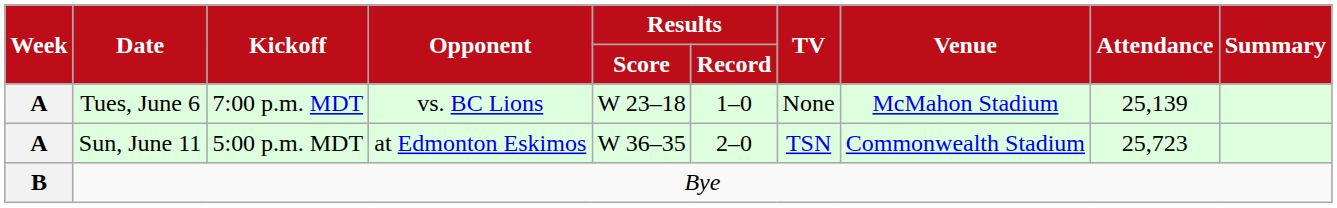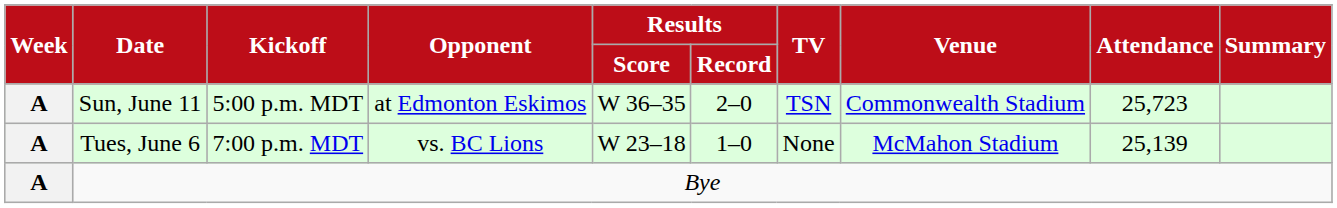rows swapped: (140, 103) <-> (140, 143)
(39, 182) B -> (39, 182) A
